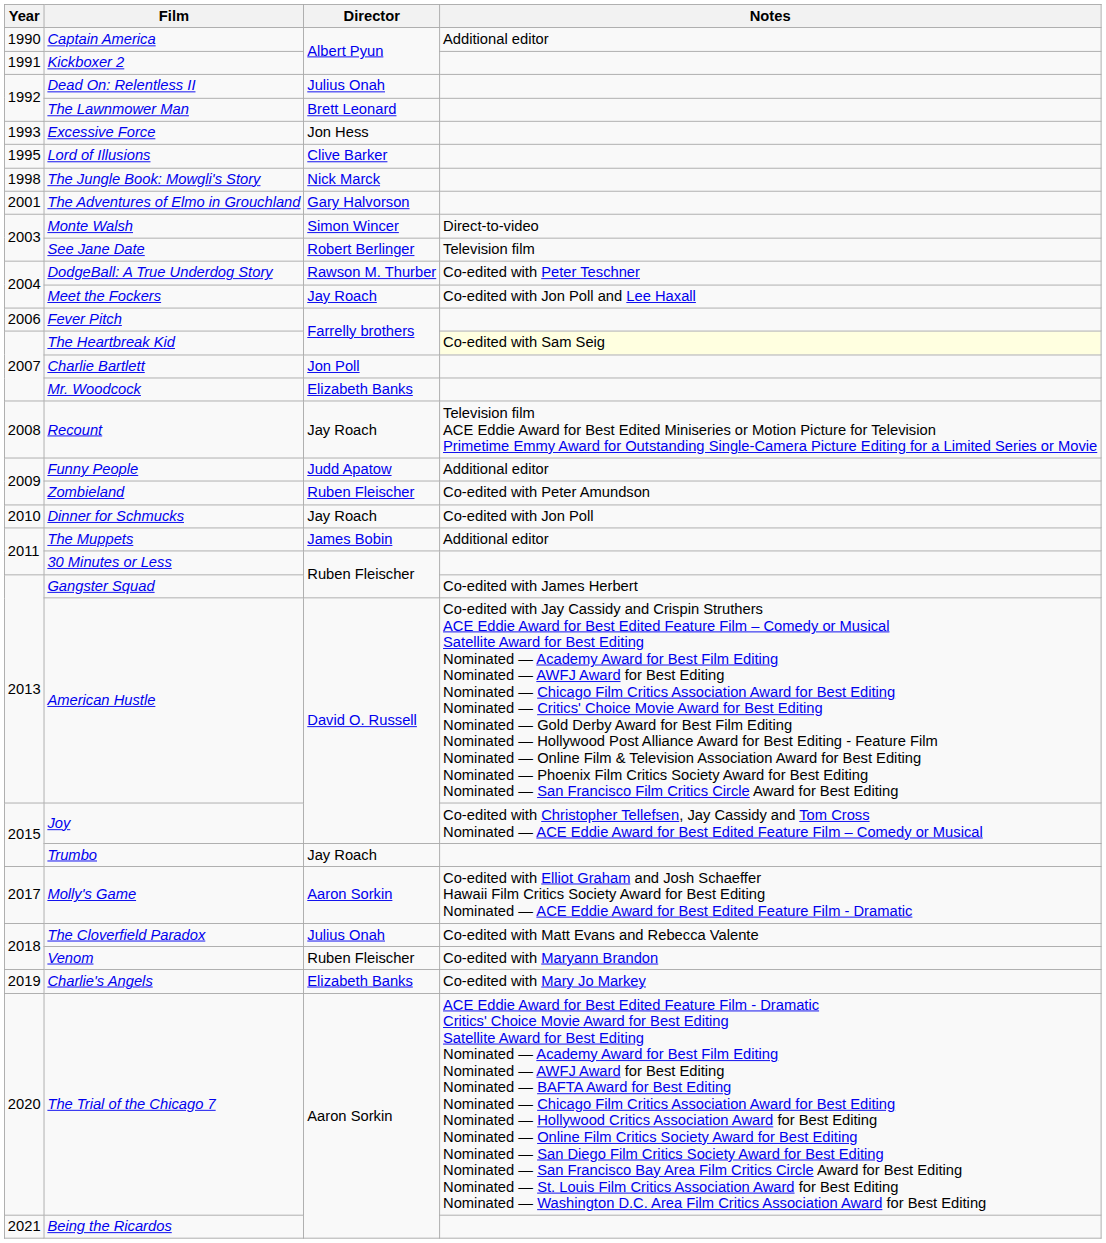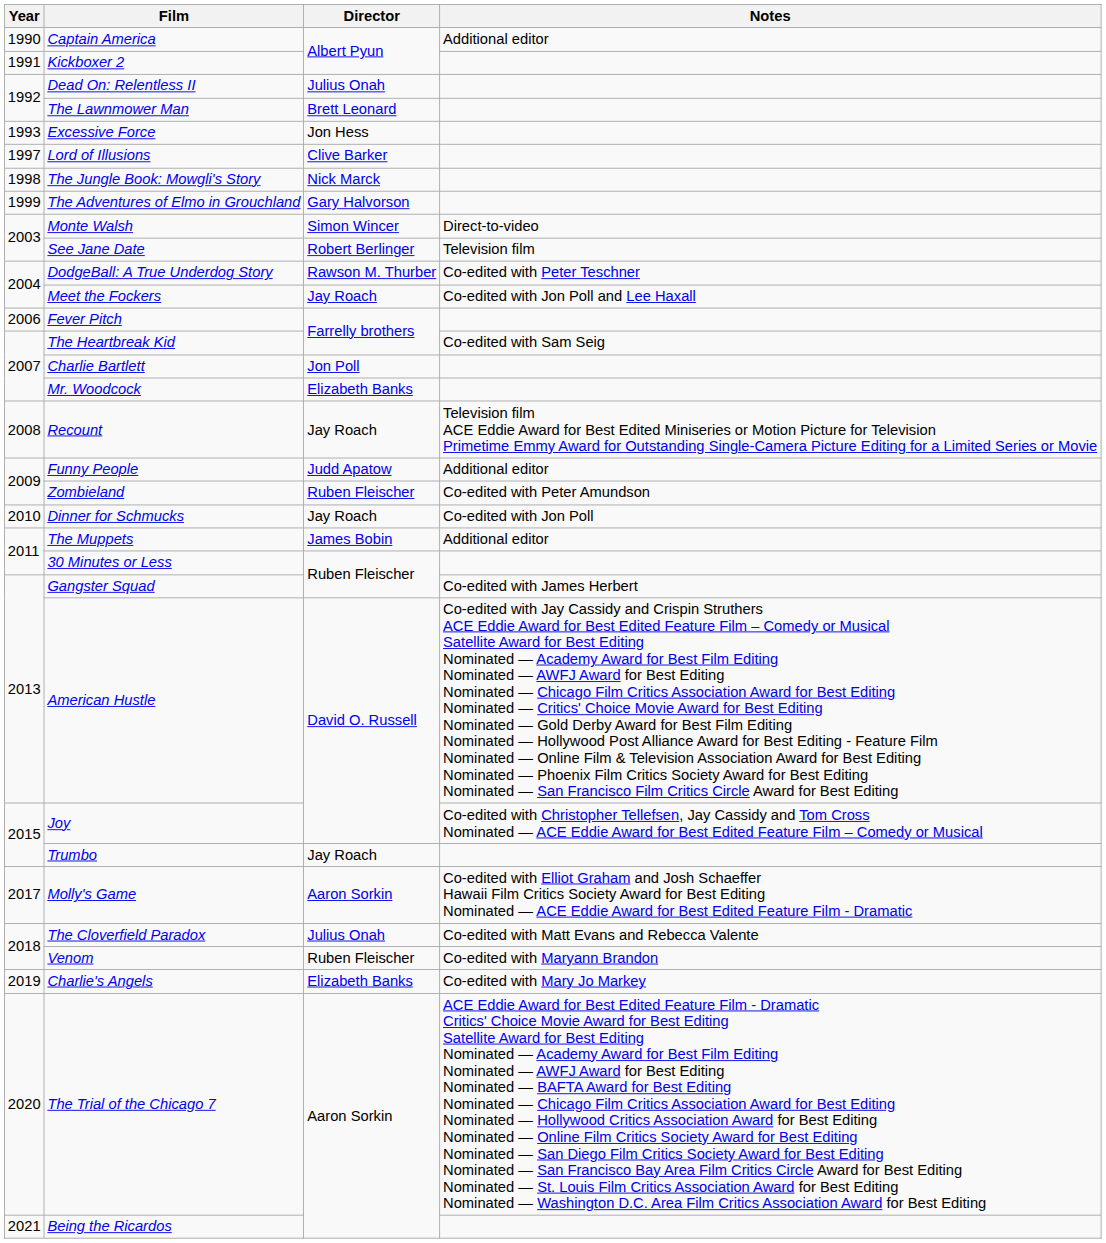(24, 156) 1995 -> (24, 156) 1997
(24, 202) 2001 -> (24, 202) 1999
(524, 343) lightyellow background -> (524, 343) no background
